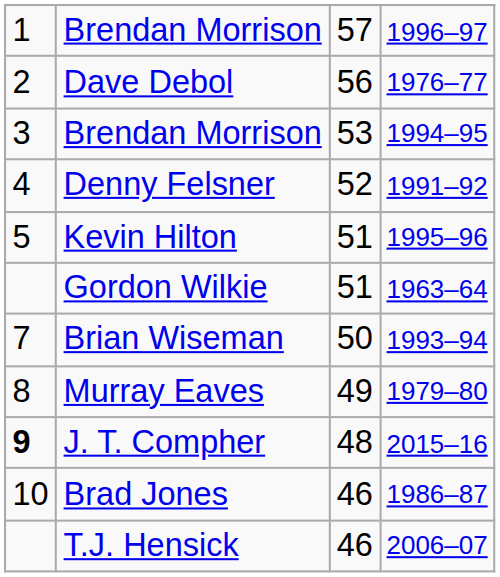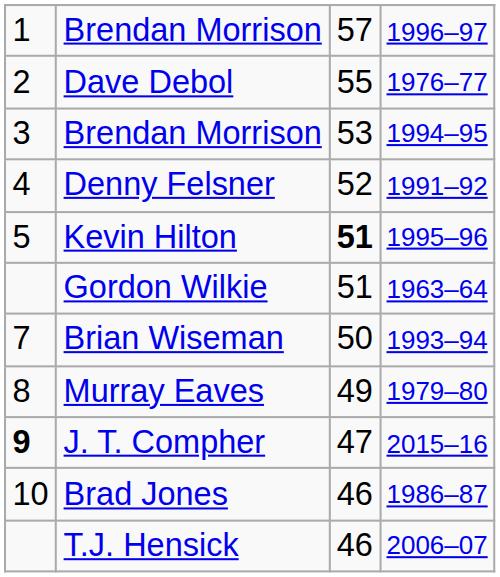(355, 81) 56 -> (355, 81) 55
(355, 236) normal -> (355, 236) bold
(355, 442) 48 -> (355, 442) 47
